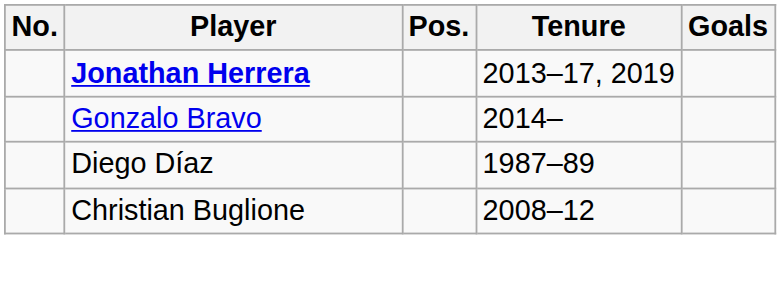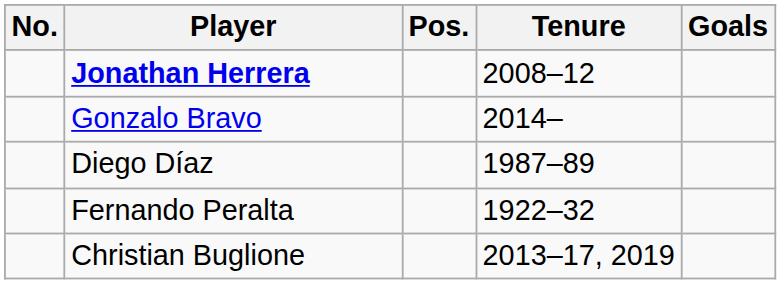(579, 73) 2013–17, 2019 -> (539, 73) 2008–12
+ row: (182, 210)
(539, 210) 2008–12 -> (579, 255) 2013–17, 2019
